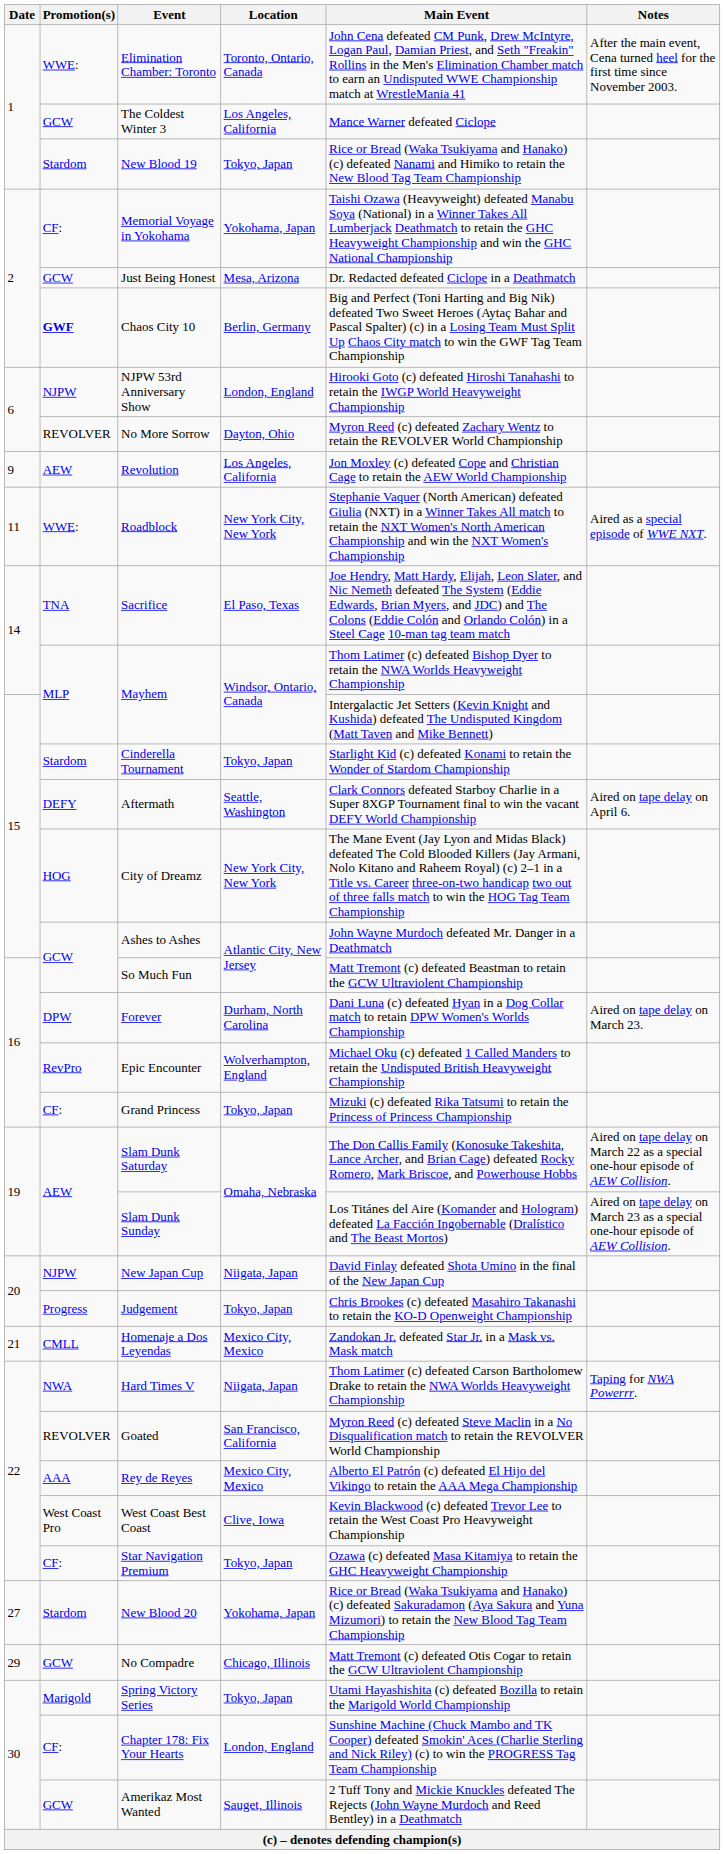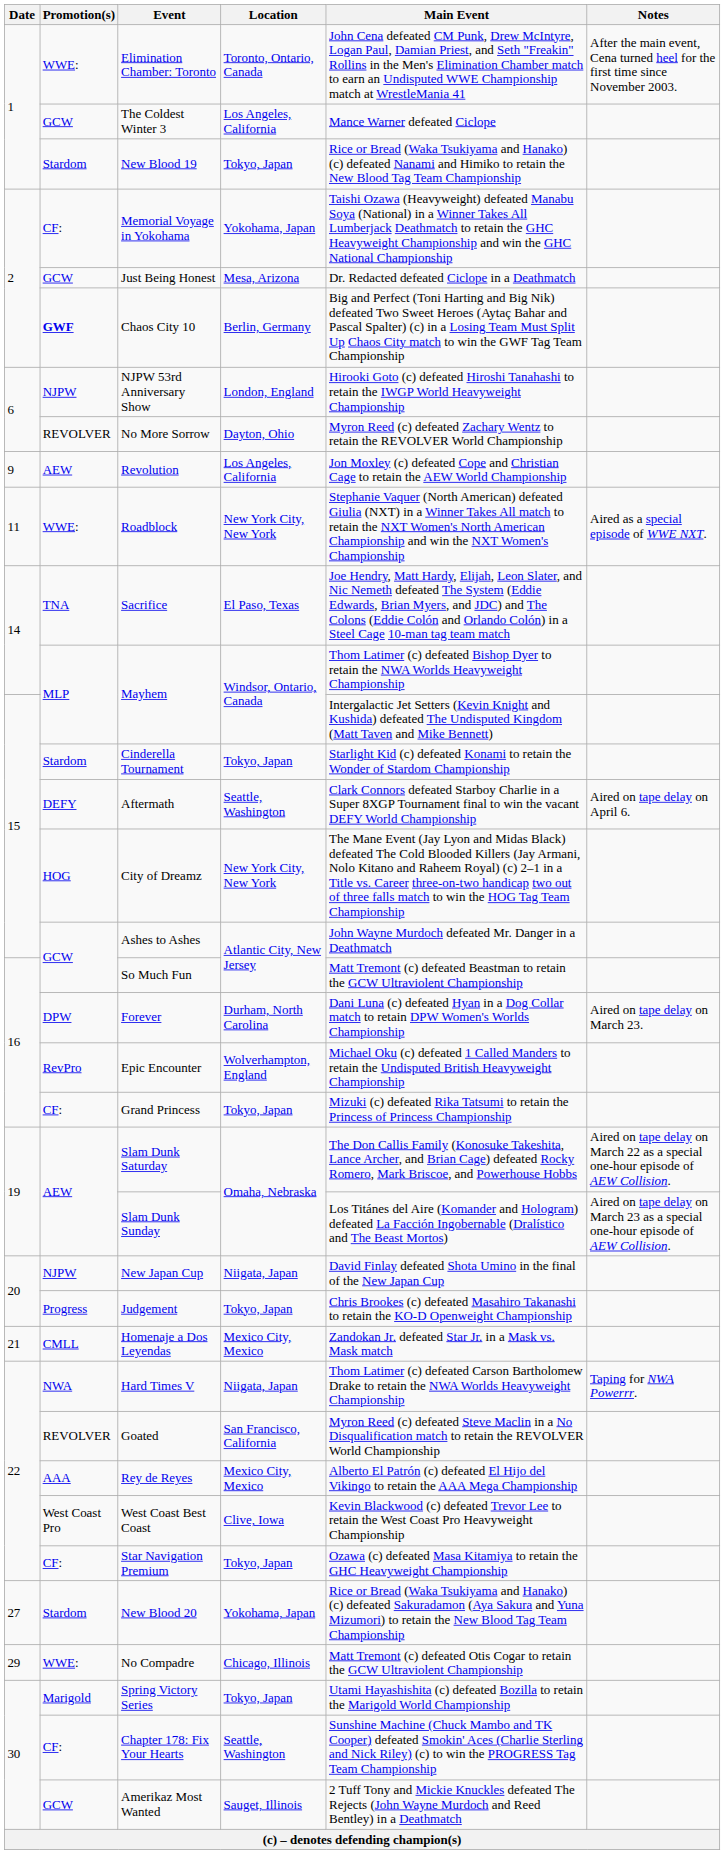(58, 1662) GCW -> (61, 1662) WWE:
(269, 1747) London, England -> (254, 1747) Seattle, Washington
